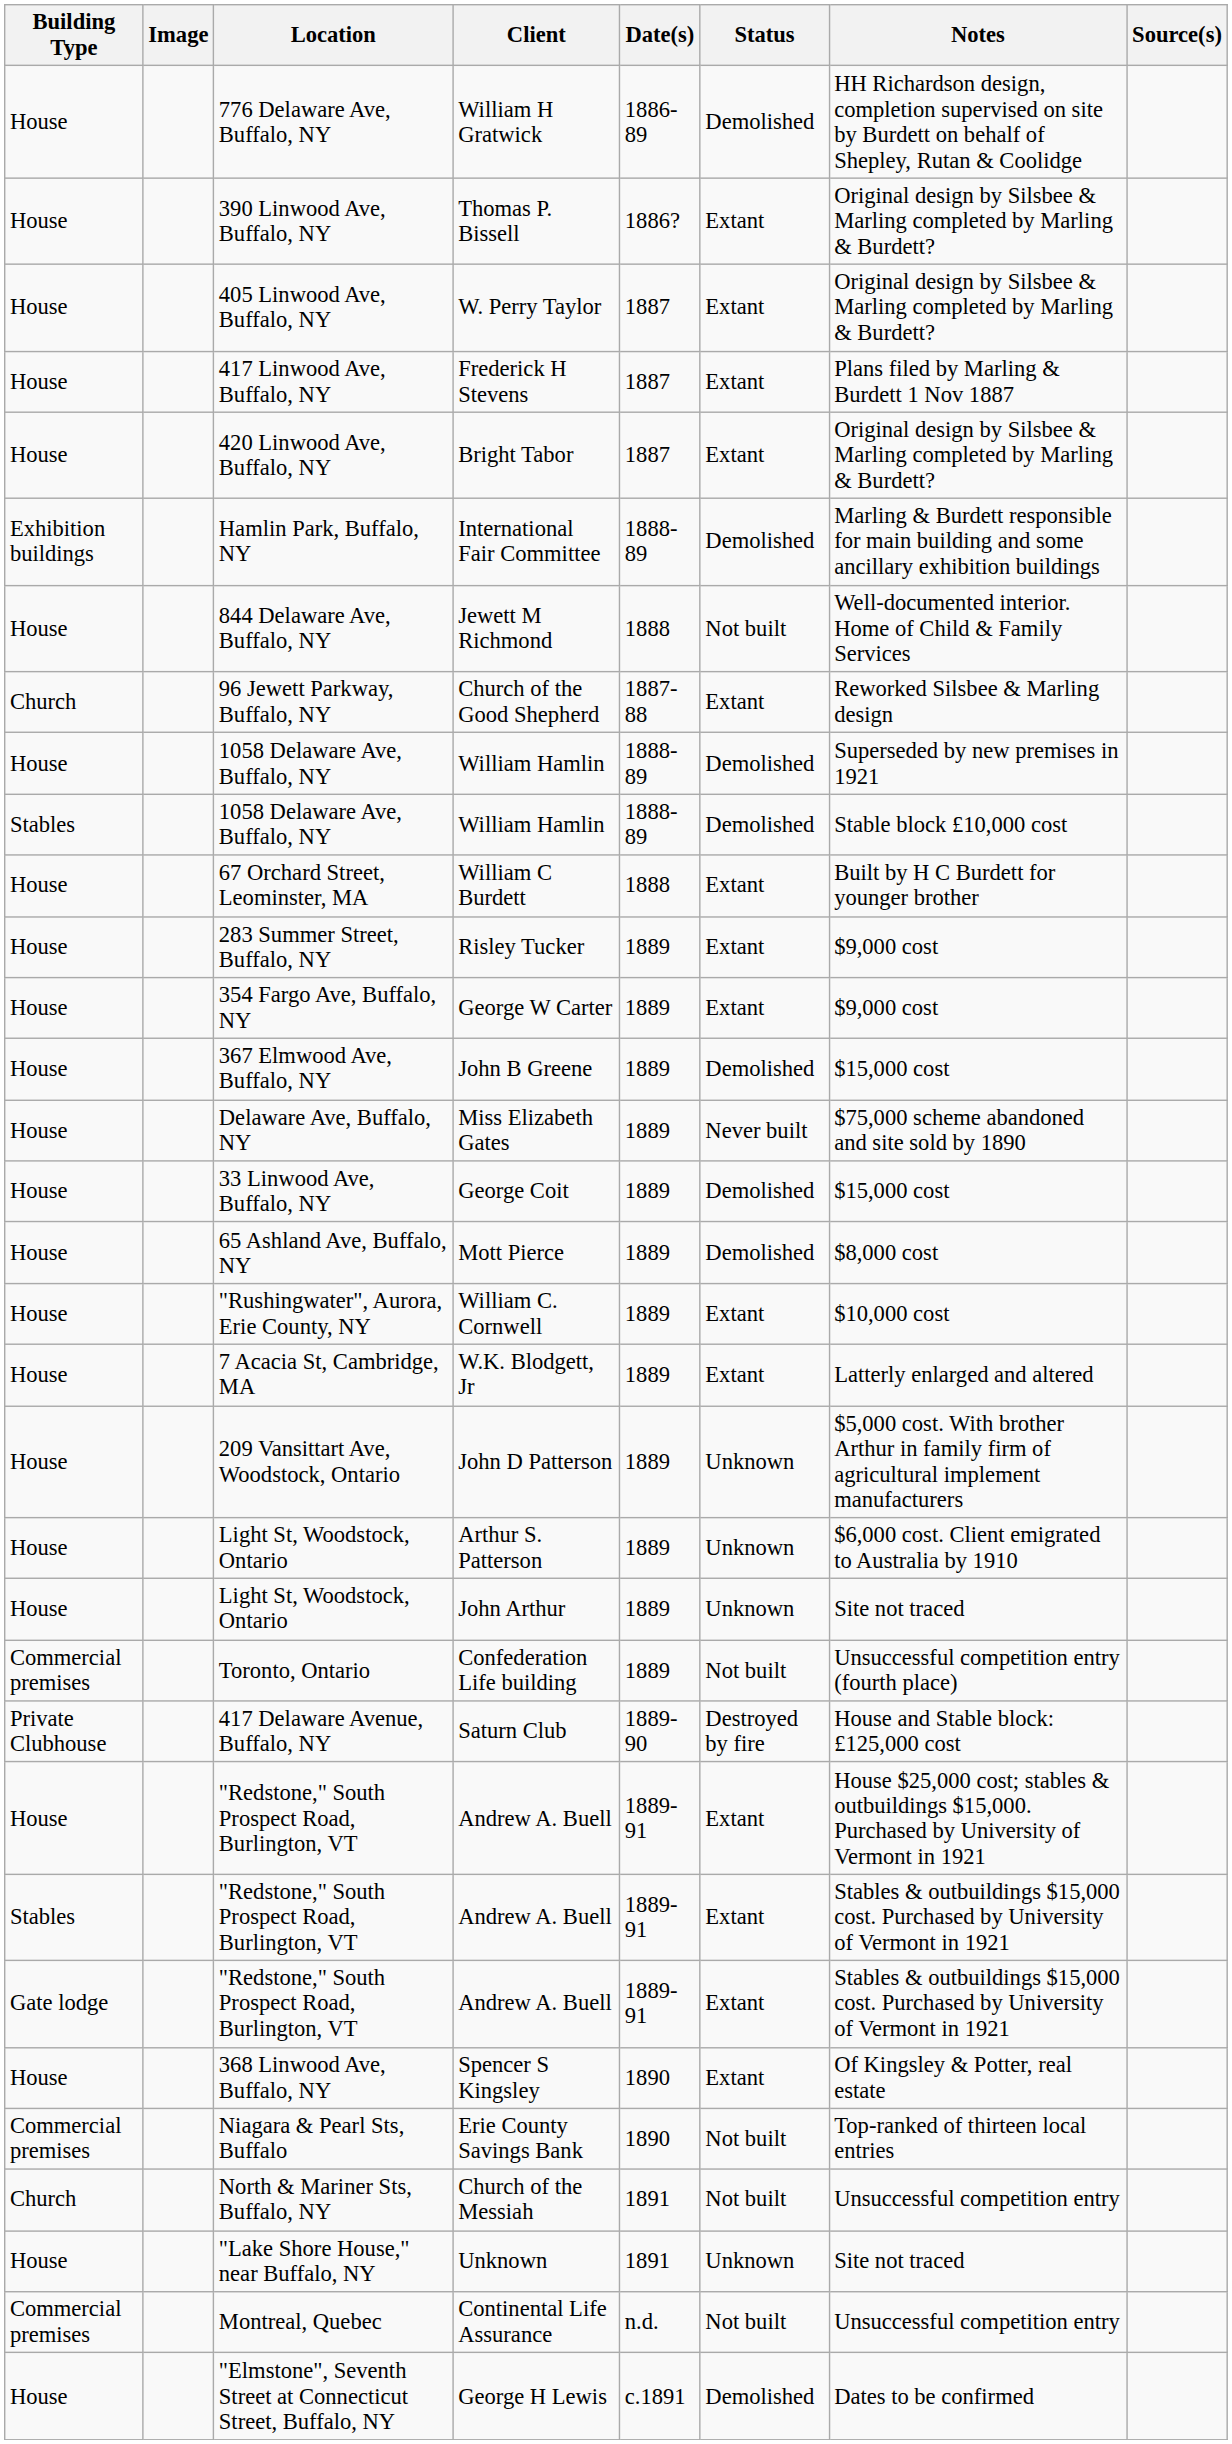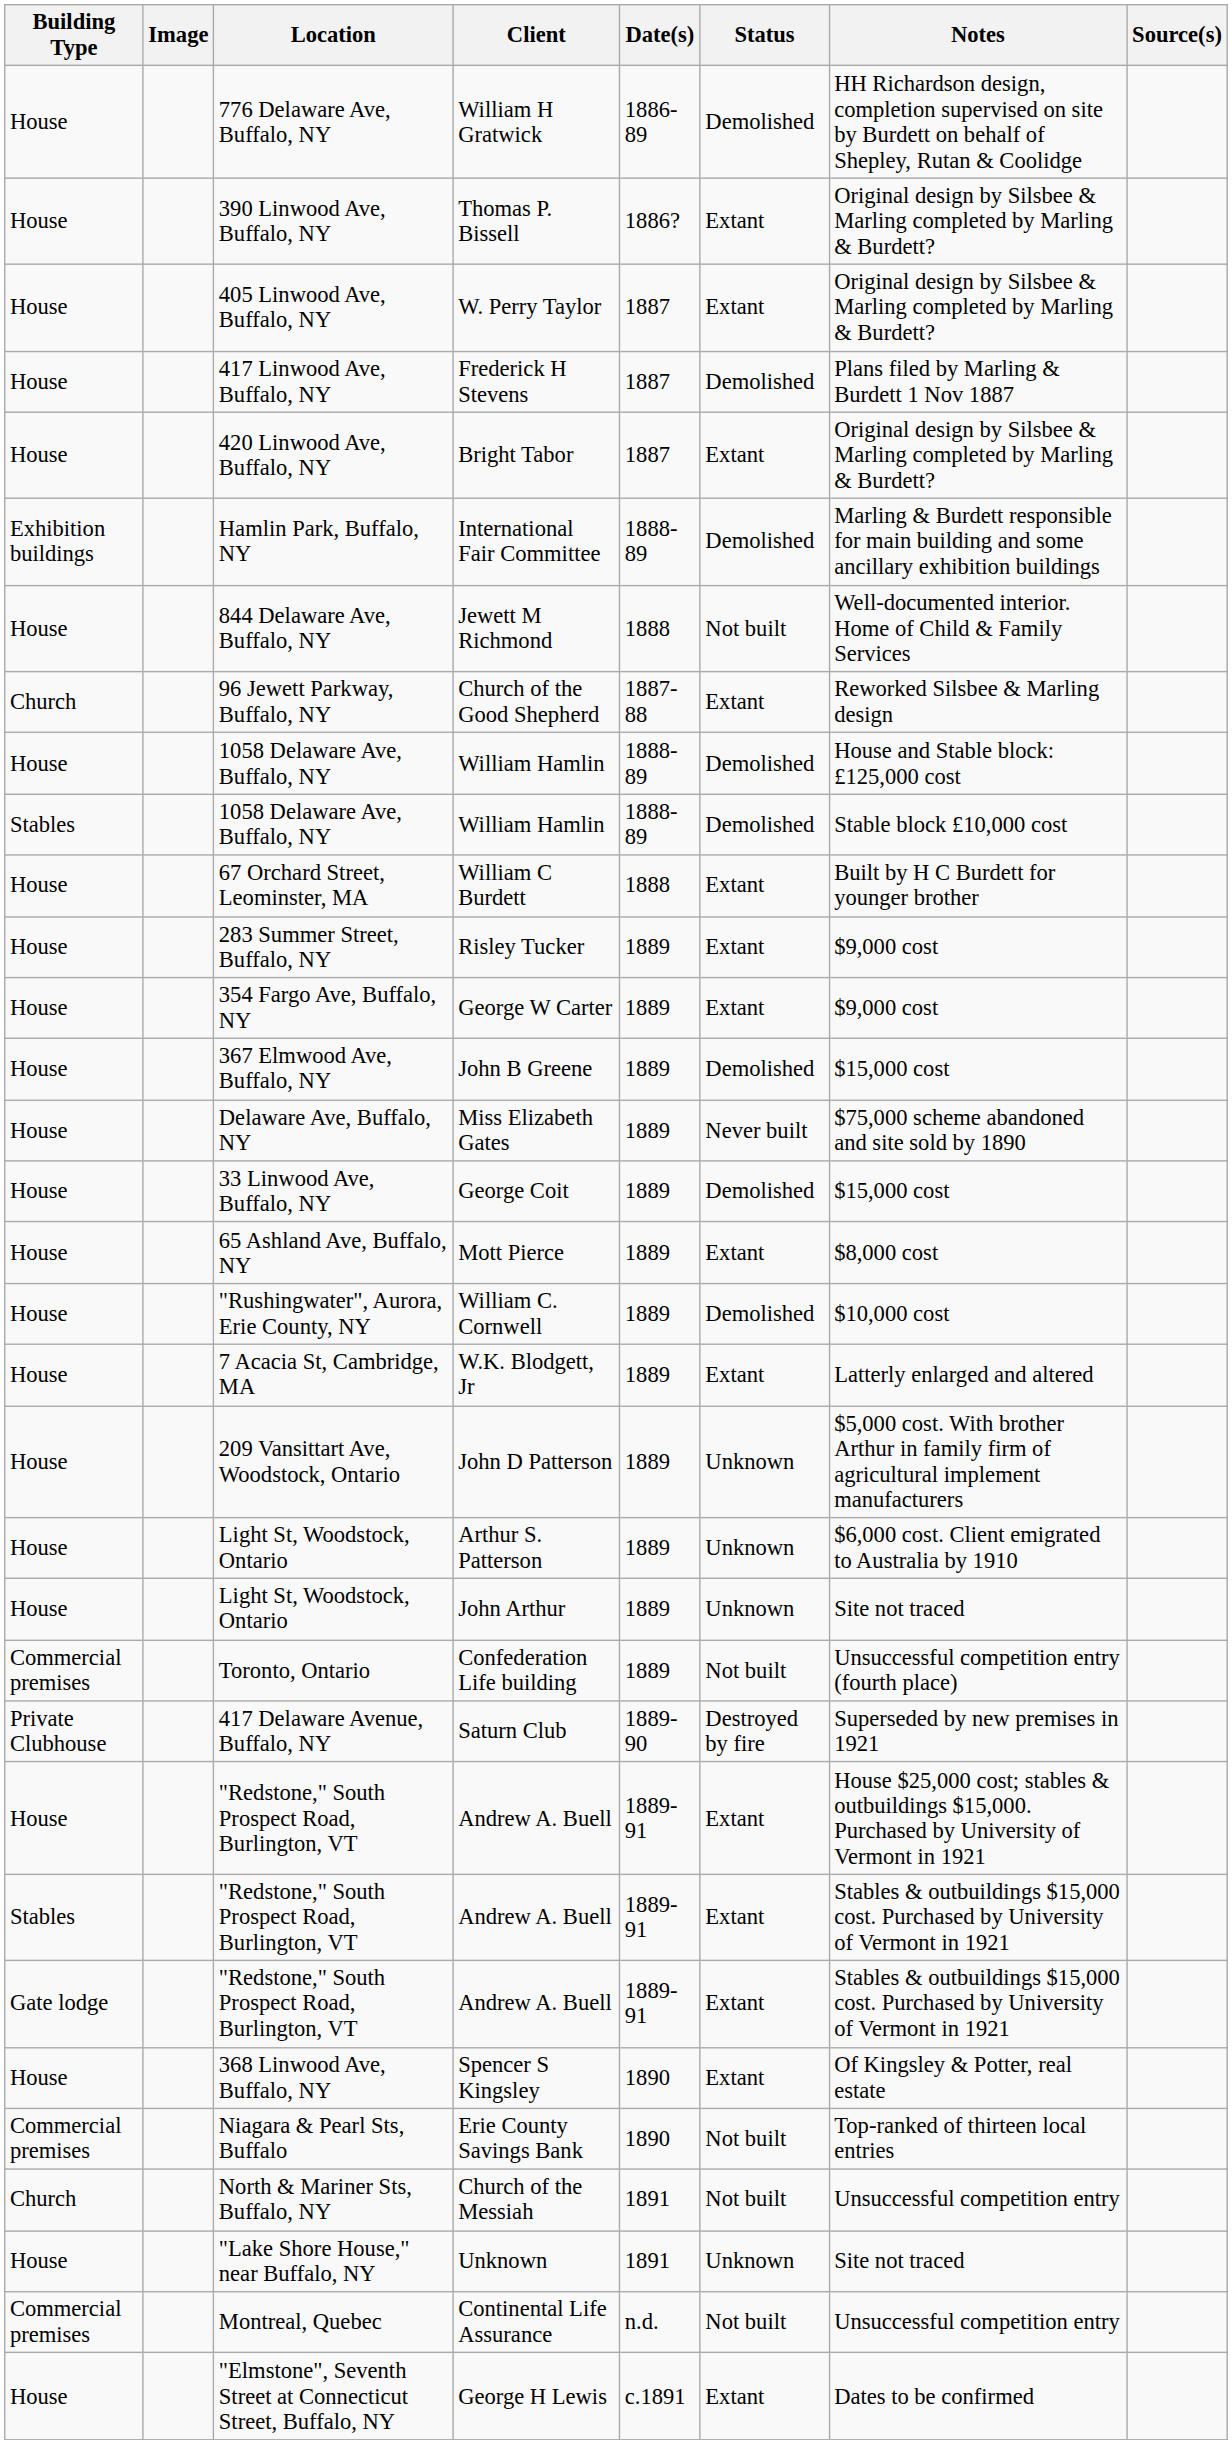(735, 381) Extant -> (760, 381) Demolished
(976, 763) Superseded by new premises in 1921 -> (944, 763) House and Stable block: £125,000 cost
(760, 1252) Demolished -> (735, 1252) Extant
(735, 1313) Extant -> (760, 1313) Demolished
(944, 1731) House and Stable block: £125,000 cost -> (976, 1731) Superseded by new premises in 1921
(760, 2395) Demolished -> (735, 2395) Extant
